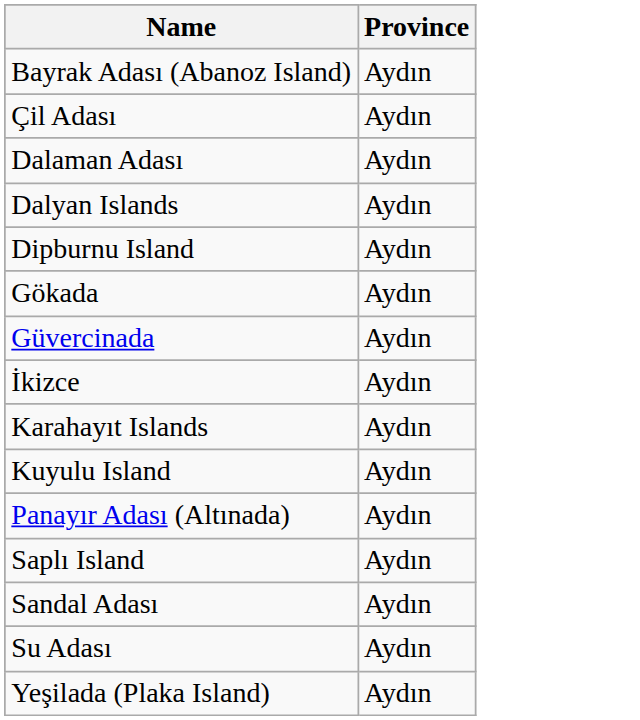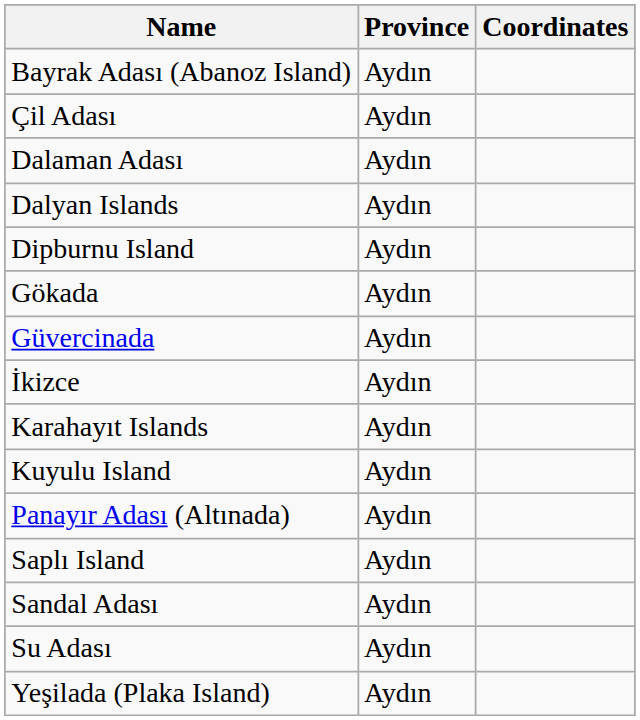+ column: (555, 26)
